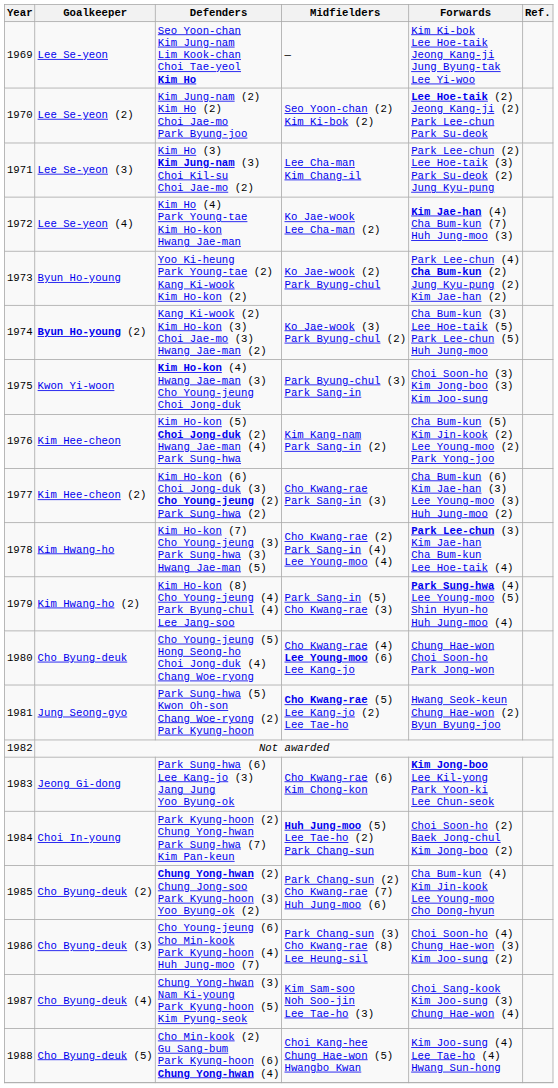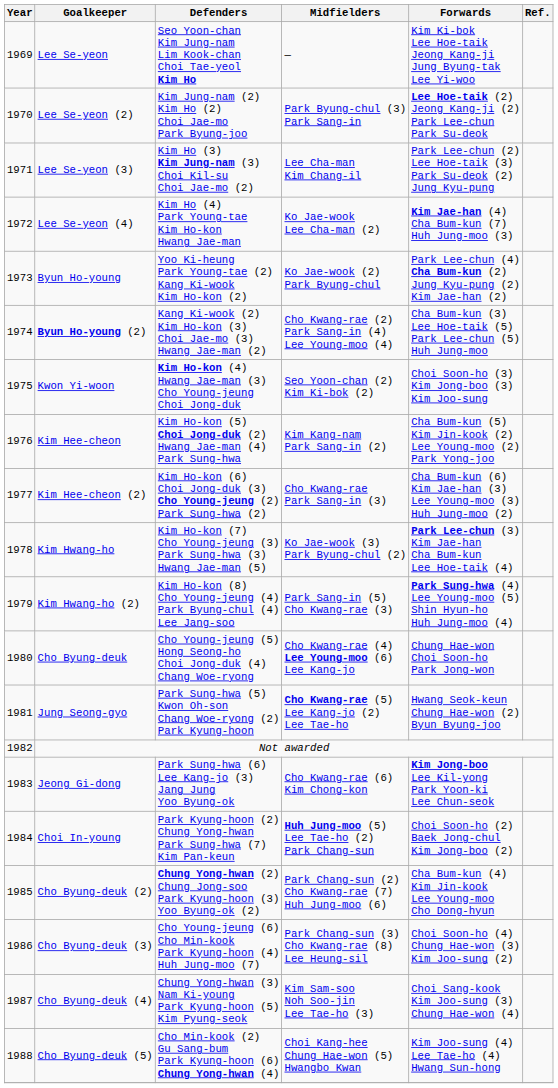(339, 115) Seo Yoon-chan (2) Kim Ki-bok (2) -> (345, 115) Park Byung-chul (3) Park Sang-in
(345, 333) Ko Jae-wook (3) Park Byung-chul (2) -> (339, 333) Cho Kwang-rae (2) Park Sang-in (4) Lee Young-moo (4)
(345, 387) Park Byung-chul (3) Park Sang-in -> (339, 387) Seo Yoon-chan (2) Kim Ki-bok (2)
(339, 550) Cho Kwang-rae (2) Park Sang-in (4) Lee Young-moo (4) -> (345, 550) Ko Jae-wook (3) Park Byung-chul (2)
